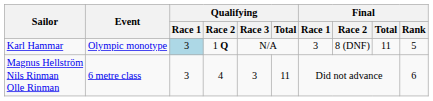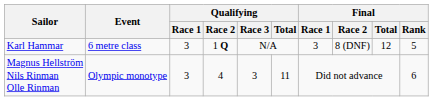(127, 47) Olympic monotype -> (115, 47) 6 metre class
(186, 47) lightblue background -> (186, 47) no background
(386, 47) 11 -> (386, 47) 12
(115, 75) 6 metre class -> (127, 75) Olympic monotype
